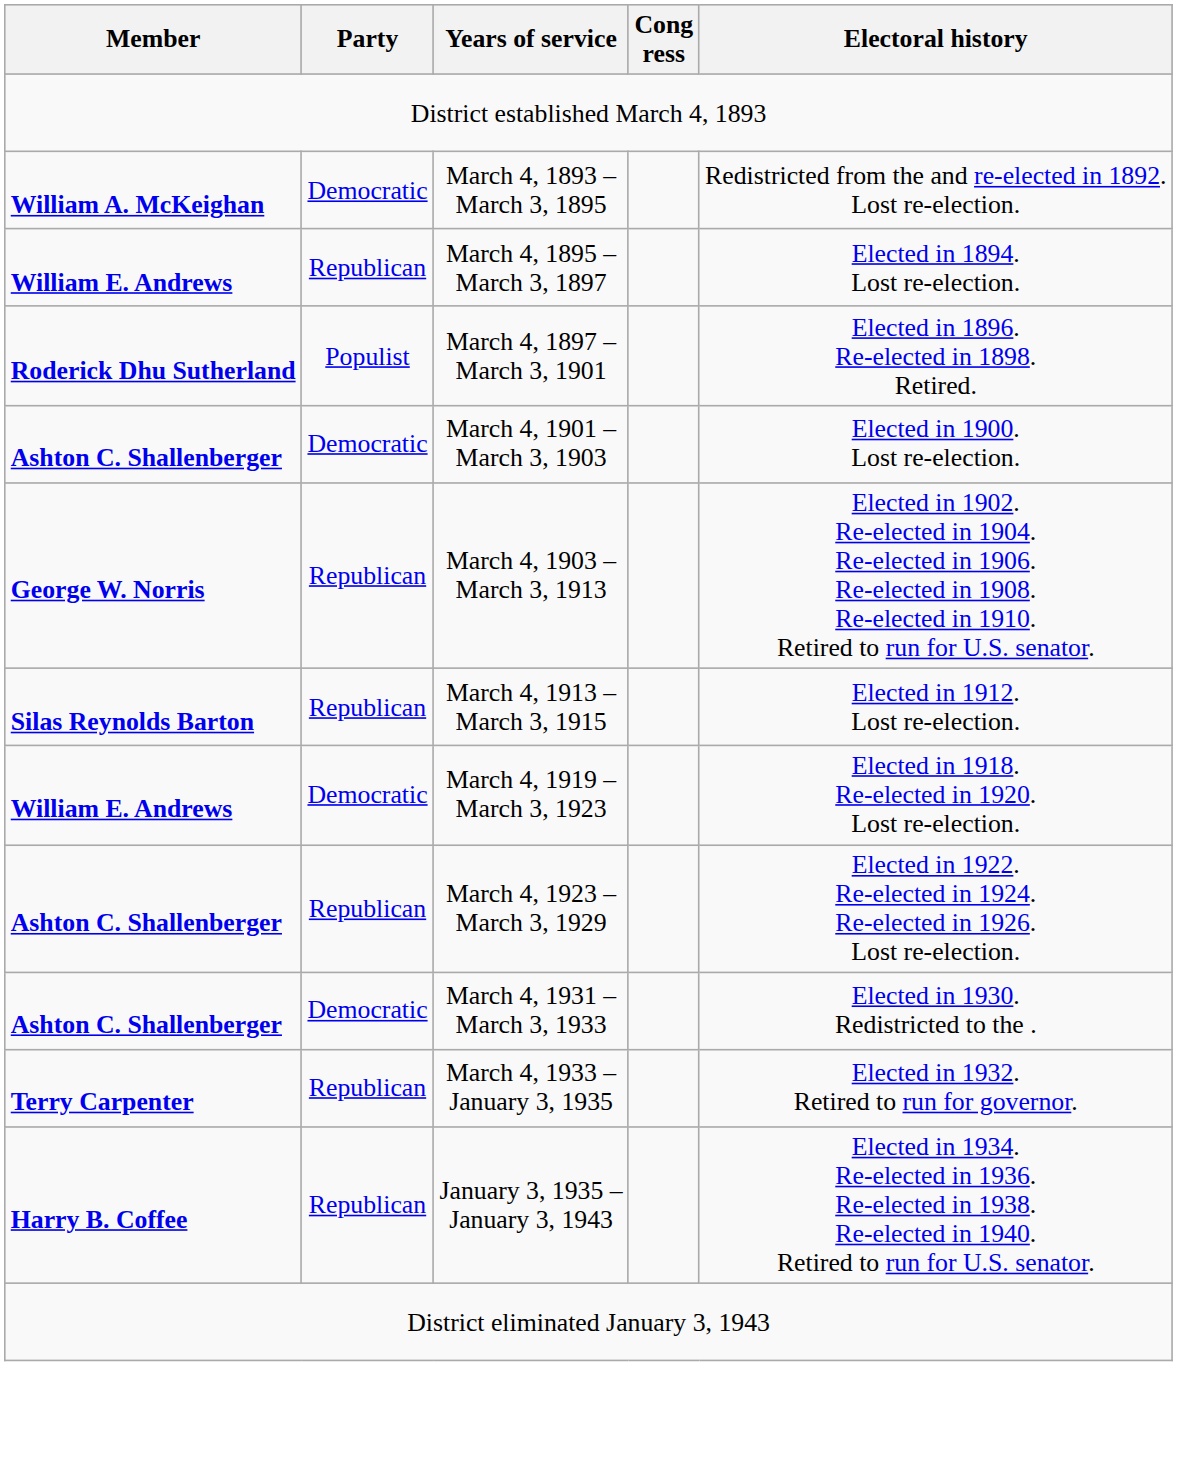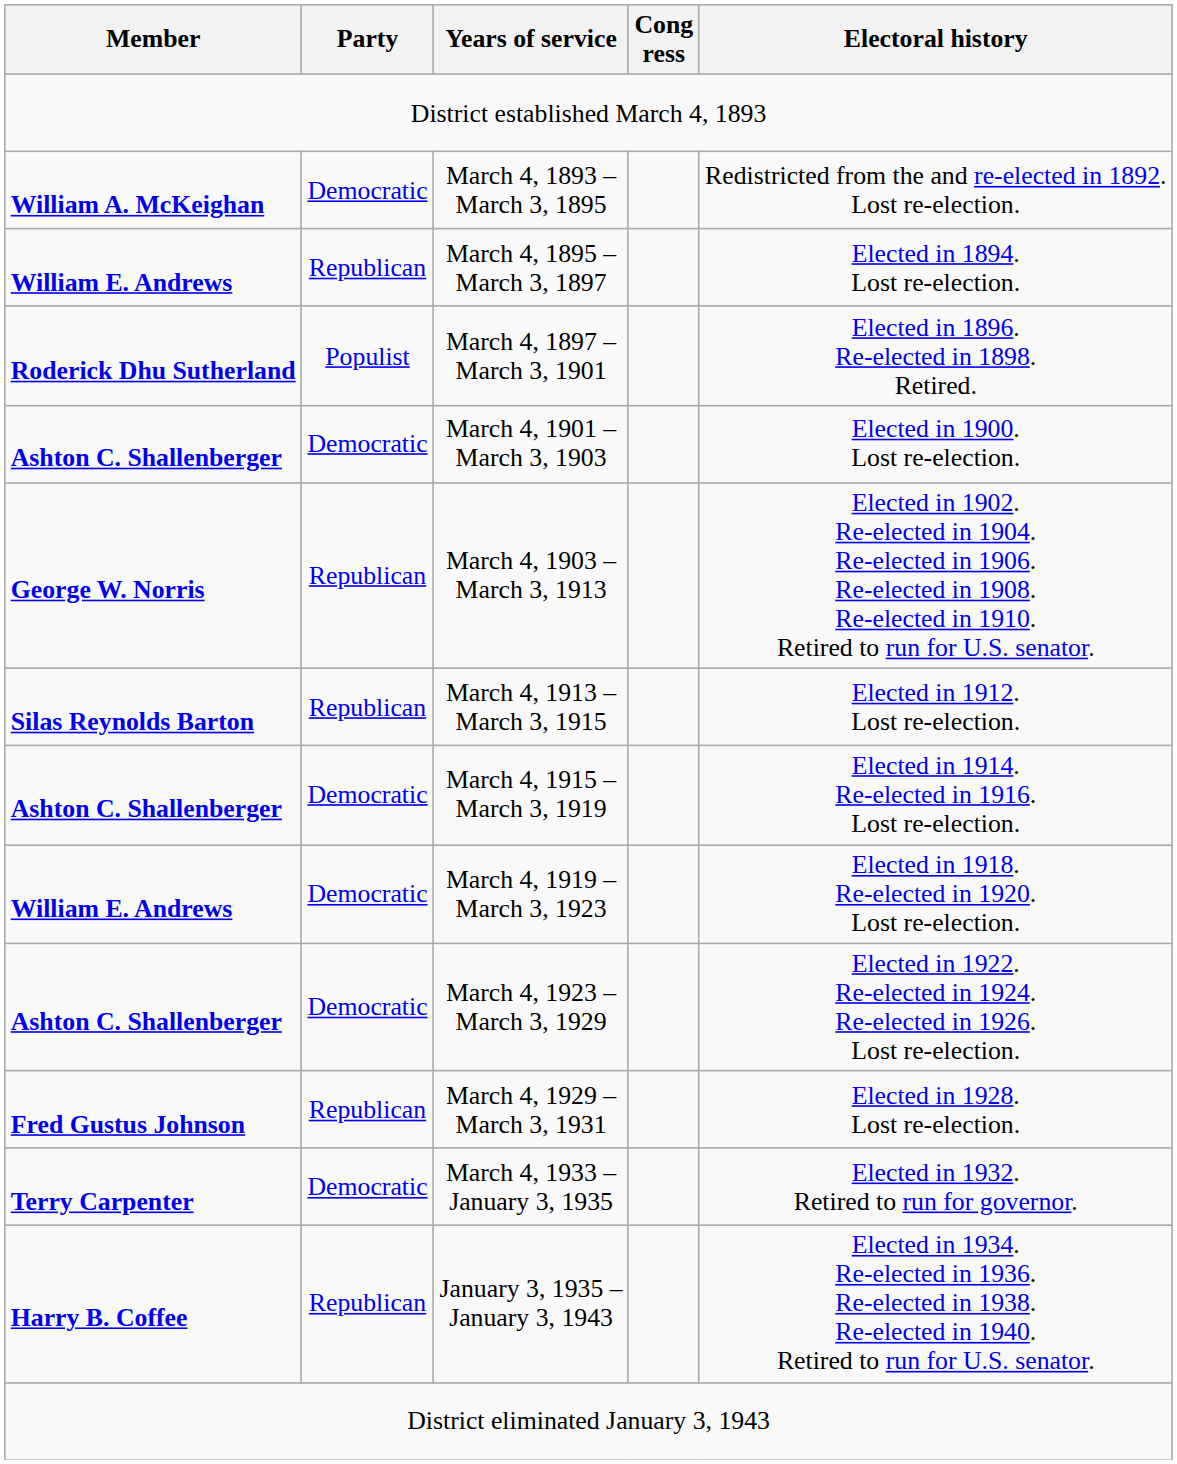+ row: (531, 794)
(368, 908) Republican -> (368, 1006) Democratic
+ row: (531, 1109)
- row: (531, 1010)
(368, 1087) Republican -> (368, 1186) Democratic
